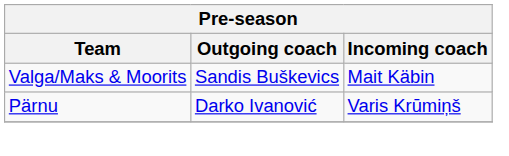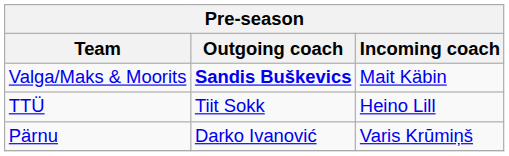(267, 77) normal -> (273, 77) bold
+ row: (27, 106)
